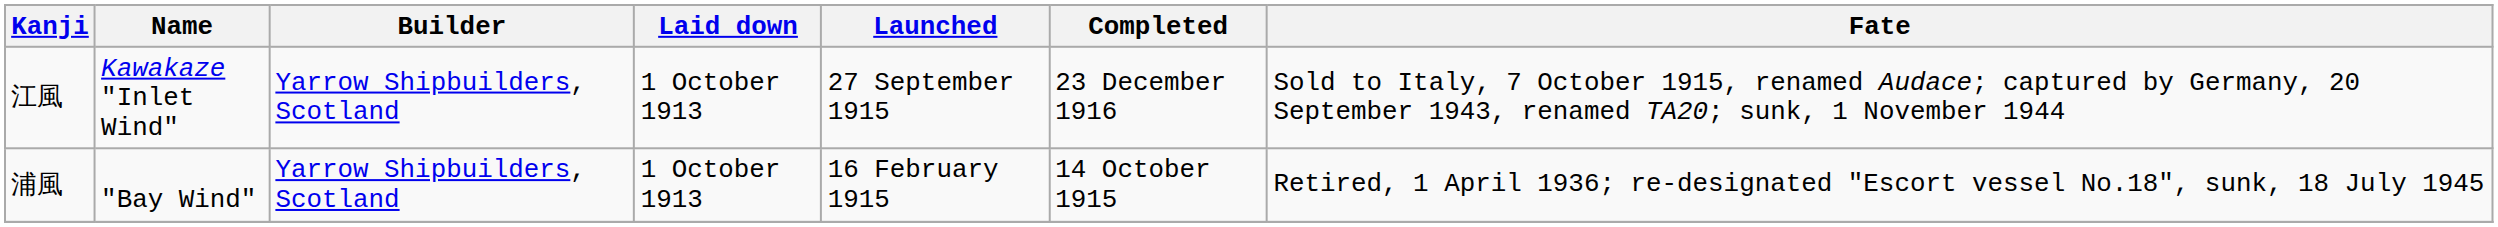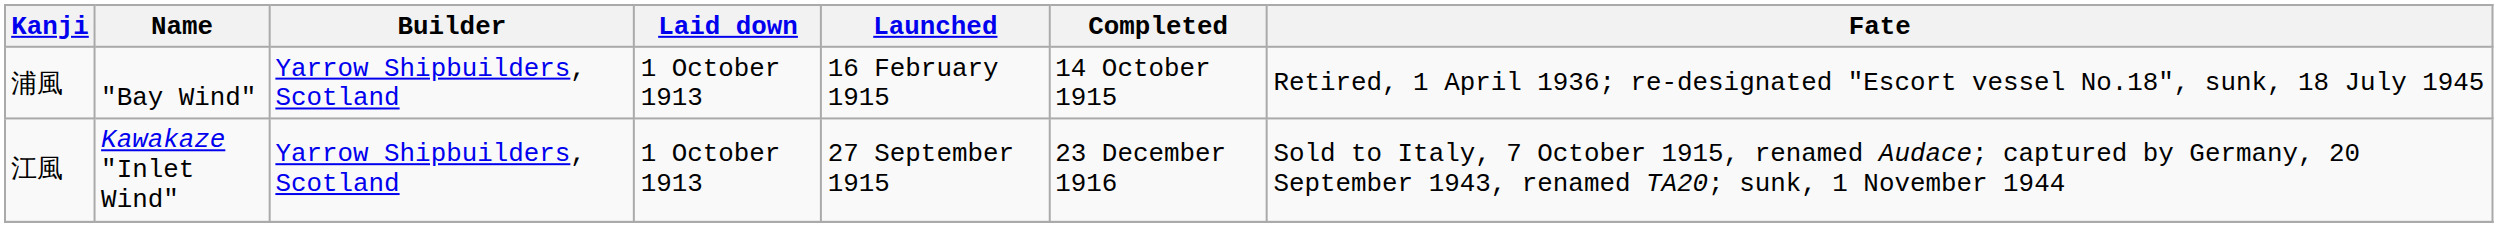rows swapped: (37, 186) <-> (37, 99)
